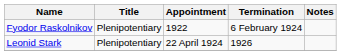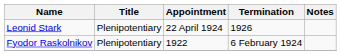rows swapped: (49, 27) <-> (34, 43)
